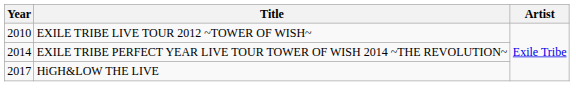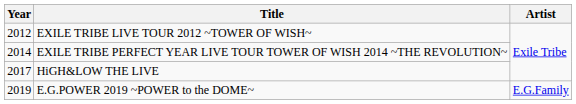(19, 33) 2010 -> (19, 33) 2012
+ row: (145, 90)
